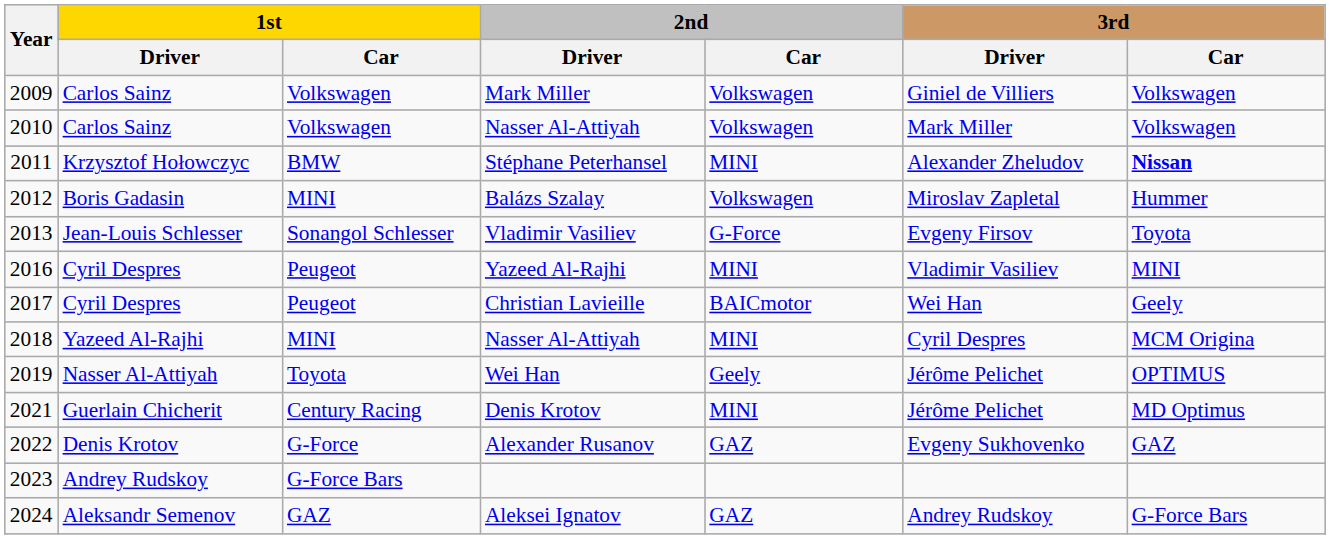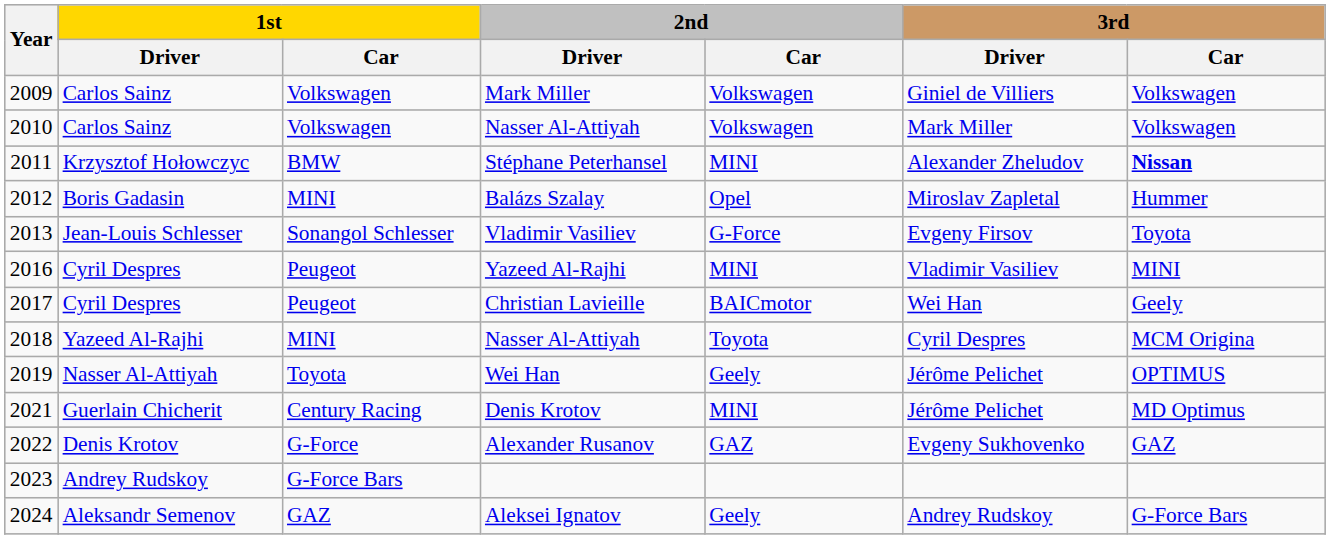(761, 197) Volkswagen -> (730, 197) Opel
(734, 338) MINI -> (739, 338) Toyota
(731, 514) GAZ -> (735, 514) Geely
